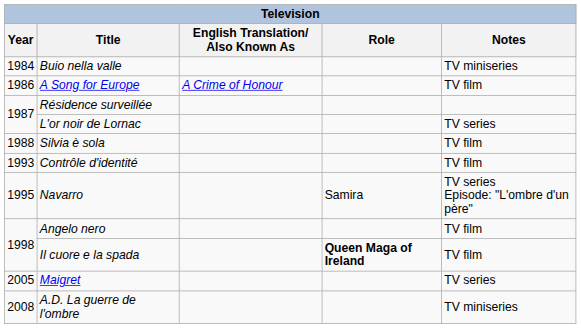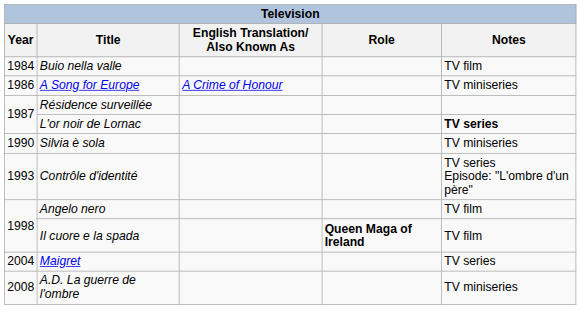(481, 66) TV miniseries -> (463, 66) TV film
(463, 85) TV film -> (481, 85) TV miniseries
(470, 124) normal -> (471, 124) bold
(21, 143) 1988 -> (21, 143) 1990
(463, 143) TV film -> (481, 143) TV miniseries
(463, 162) TV film -> (507, 176) TV series Episode: "L'ombre d'un père"
- row: (61, 195)
(21, 280) 2005 -> (21, 261) 2004
